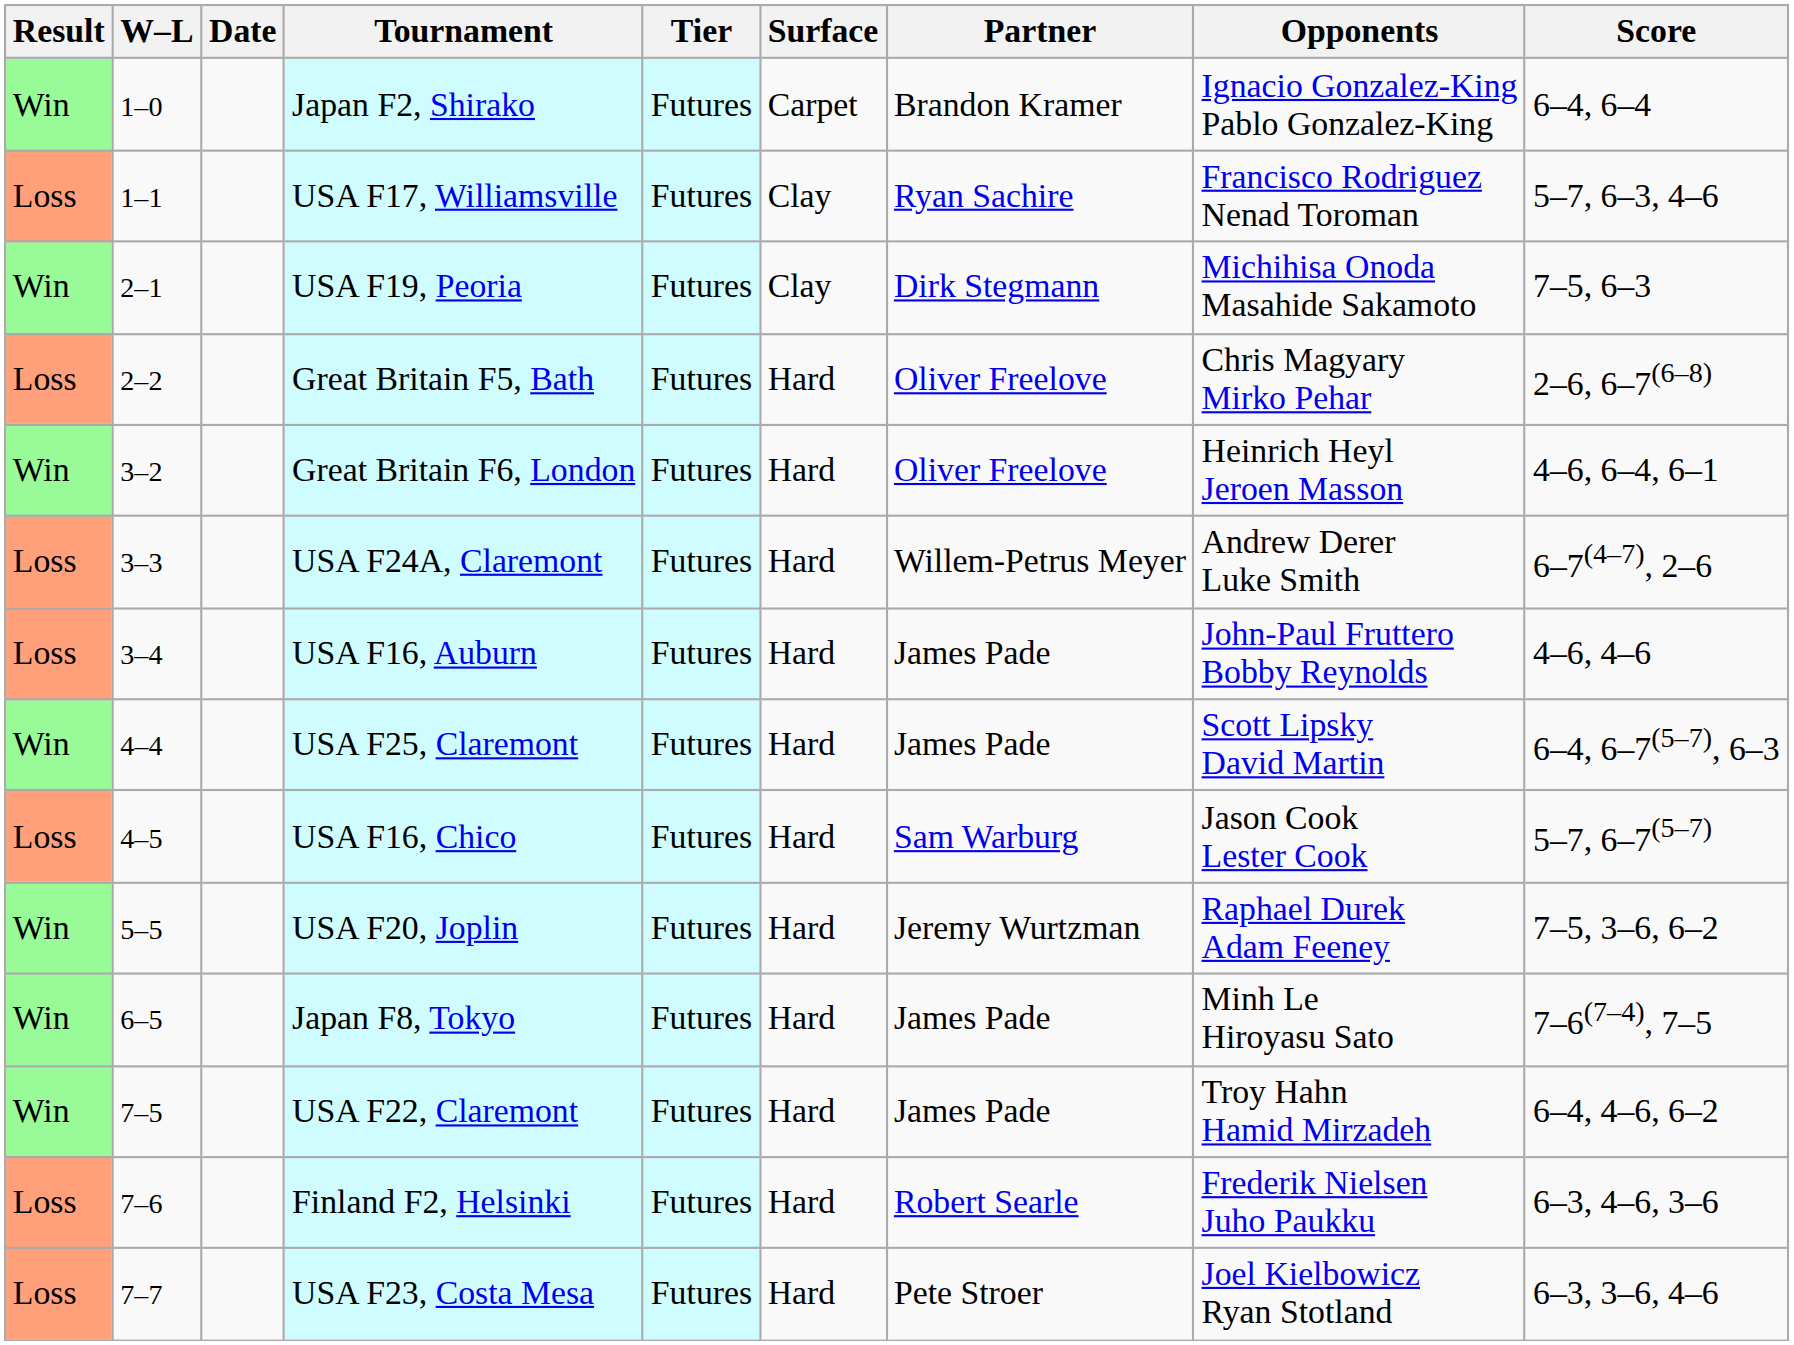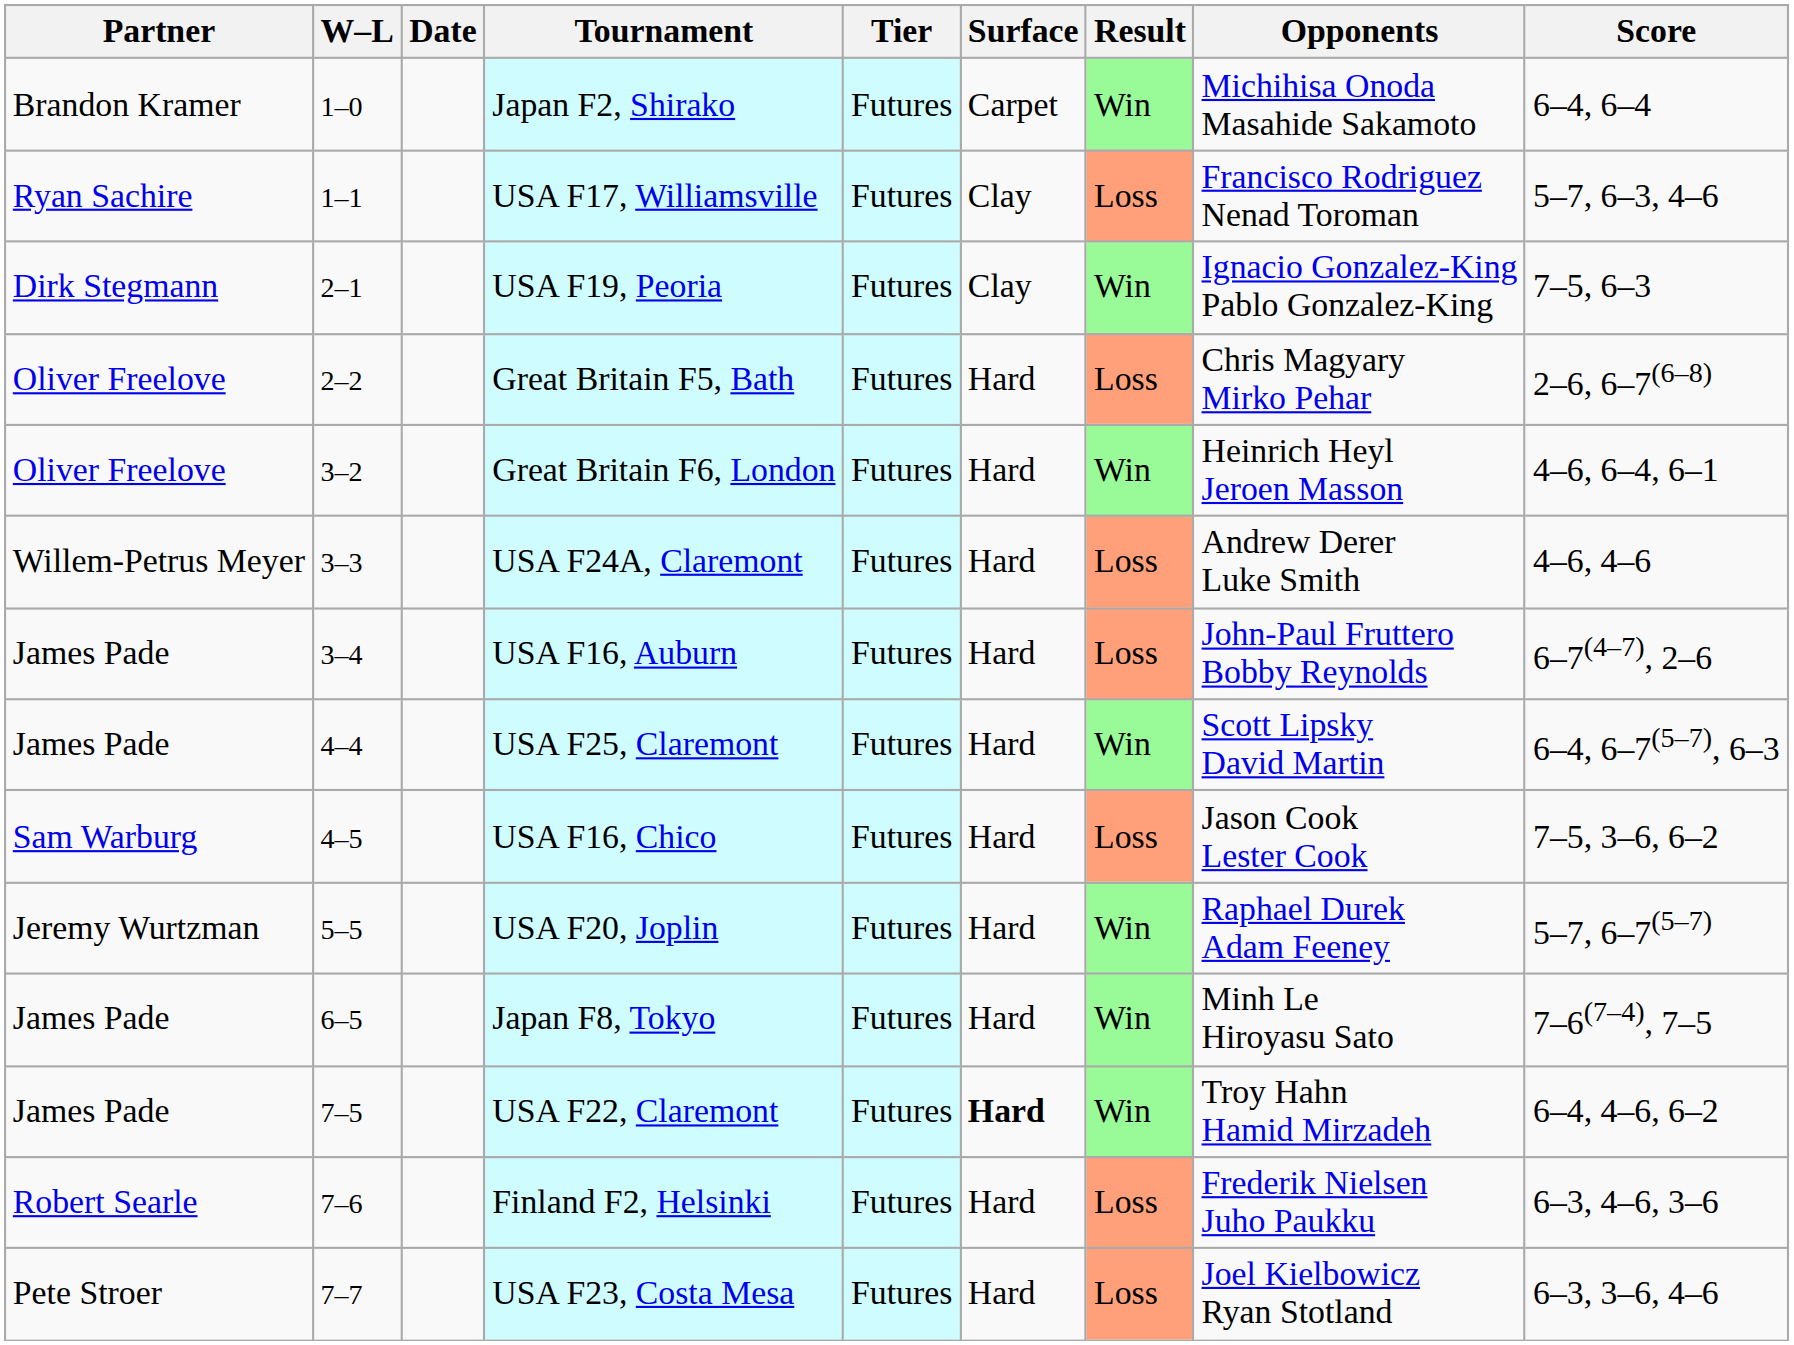columns swapped: (59, 31) <-> (1040, 31)
(1360, 103) Ignacio Gonzalez-King Pablo Gonzalez-King -> (1339, 103) Michihisa Onoda Masahide Sakamoto
(1339, 286) Michihisa Onoda Masahide Sakamoto -> (1360, 286) Ignacio Gonzalez-King Pablo Gonzalez-King
(1623, 561) 6–7(4–7), 2–6 -> (1592, 561) 4–6, 4–6
(1592, 652) 4–6, 4–6 -> (1623, 652) 6–7(4–7), 2–6
(1623, 835) 5–7, 6–7(5–7) -> (1626, 835) 7–5, 3–6, 6–2
(1626, 927) 7–5, 3–6, 6–2 -> (1623, 927) 5–7, 6–7(5–7)
(801, 1110) normal -> (1006, 1110) bold
